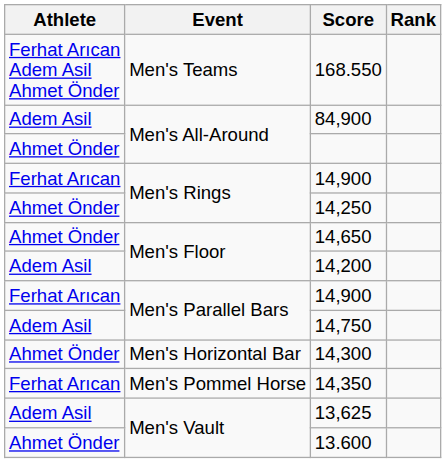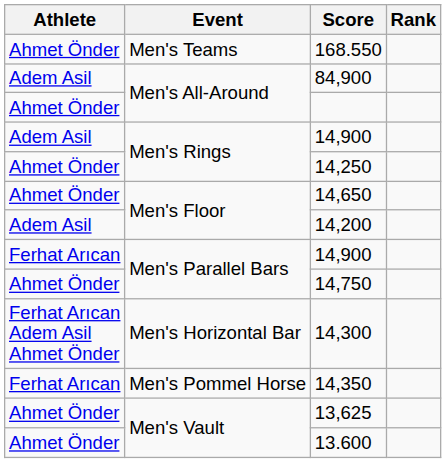(65, 70) Ferhat Arıcan Adem Asil Ahmet Önder -> (64, 49) Ahmet Önder
(65, 178) Ferhat Arıcan -> (50, 137) Adem Asil
(50, 325) Adem Asil -> (64, 284) Ahmet Önder
(64, 354) Ahmet Önder -> (65, 334) Ferhat Arıcan Adem Asil Ahmet Önder
(50, 413) Adem Asil -> (64, 413) Ahmet Önder
